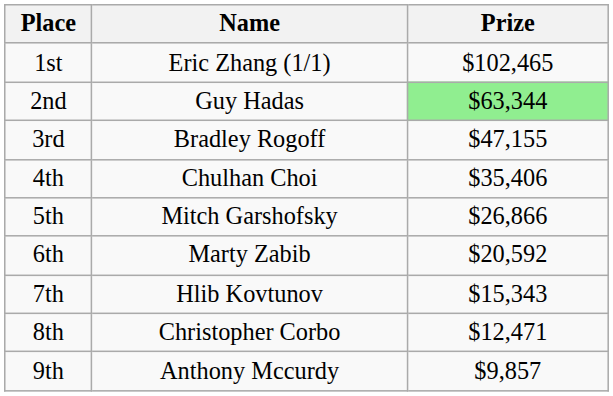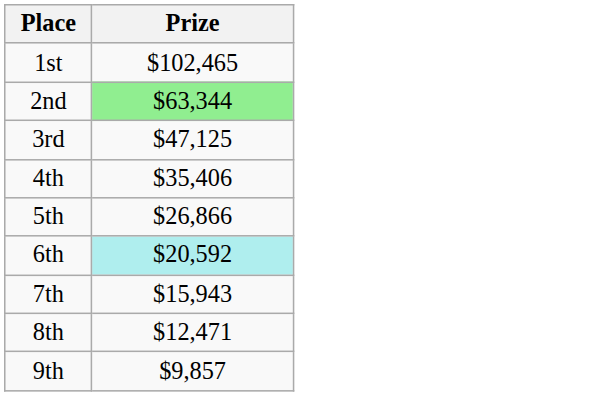- column: (250, 23)
(508, 139) $47,155 -> (193, 139) $47,125
(508, 255) no background -> (193, 255) paleturquoise background
(508, 293) $15,343 -> (193, 293) $15,943
